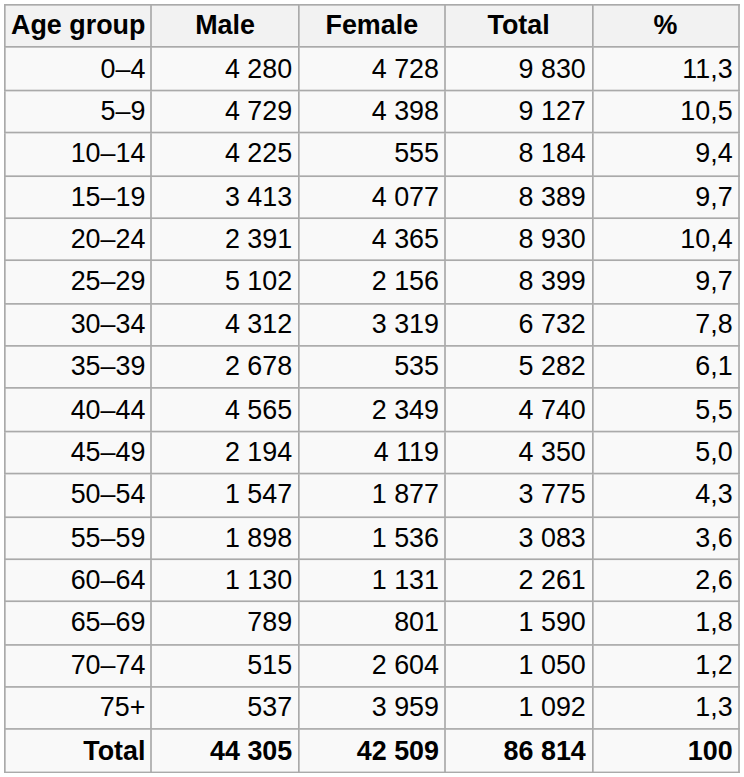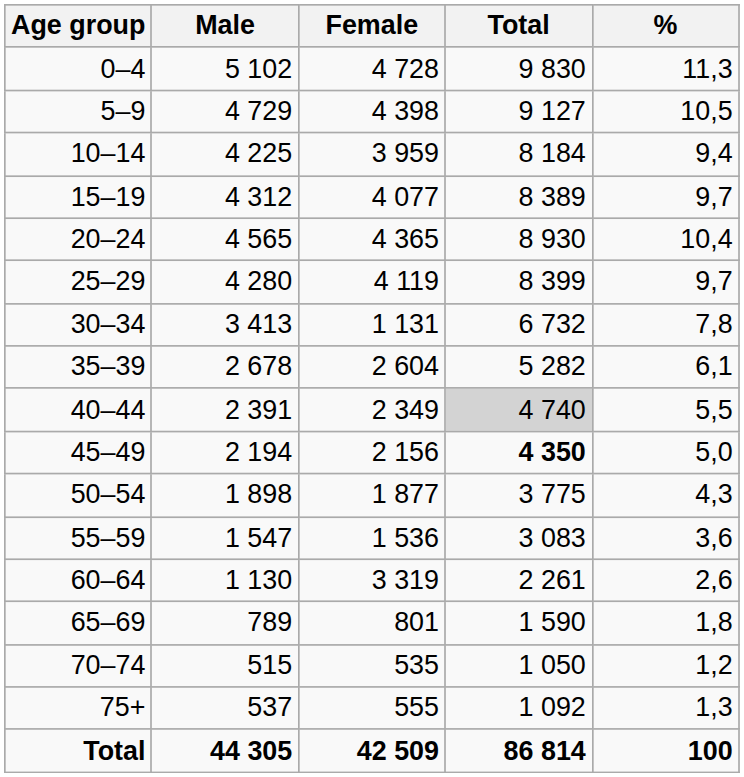(259, 68) 4 280 -> (259, 68) 5 102
(417, 153) 555 -> (405, 153) 3 959
(259, 196) 3 413 -> (259, 196) 4 312
(259, 238) 2 391 -> (259, 238) 4 565
(259, 281) 5 102 -> (259, 281) 4 280
(405, 281) 2 156 -> (406, 281) 4 119
(259, 324) 4 312 -> (259, 324) 3 413
(405, 324) 3 319 -> (405, 324) 1 131
(417, 366) 535 -> (405, 366) 2 604
(259, 409) 4 565 -> (259, 409) 2 391
(552, 409) no background -> (552, 409) lightgrey background
(406, 452) 4 119 -> (405, 452) 2 156
(552, 452) normal -> (552, 452) bold
(259, 494) 1 547 -> (259, 494) 1 898
(259, 537) 1 898 -> (259, 537) 1 547
(405, 580) 1 131 -> (405, 580) 3 319
(405, 665) 2 604 -> (417, 665) 535
(405, 707) 3 959 -> (417, 707) 555
